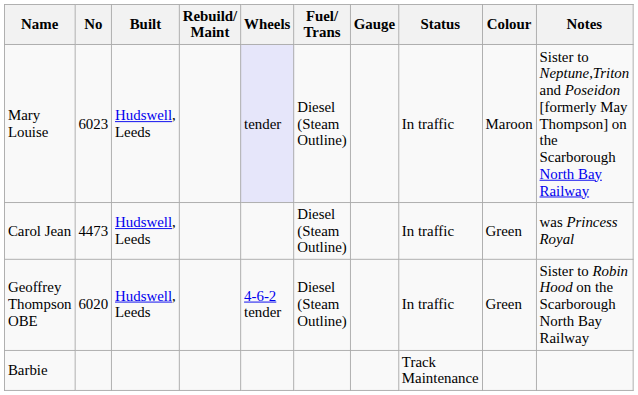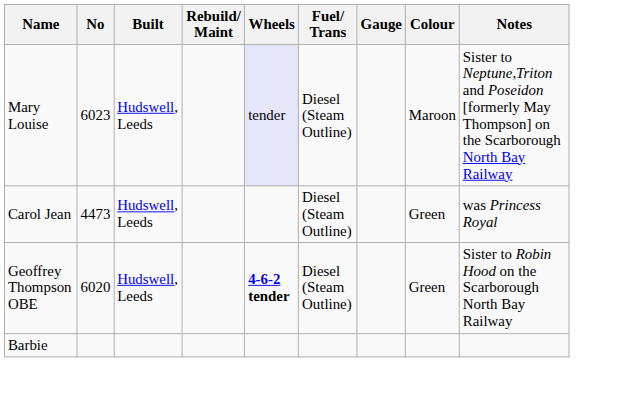- column: (440, 24)
(263, 304) normal -> (269, 287) bold
